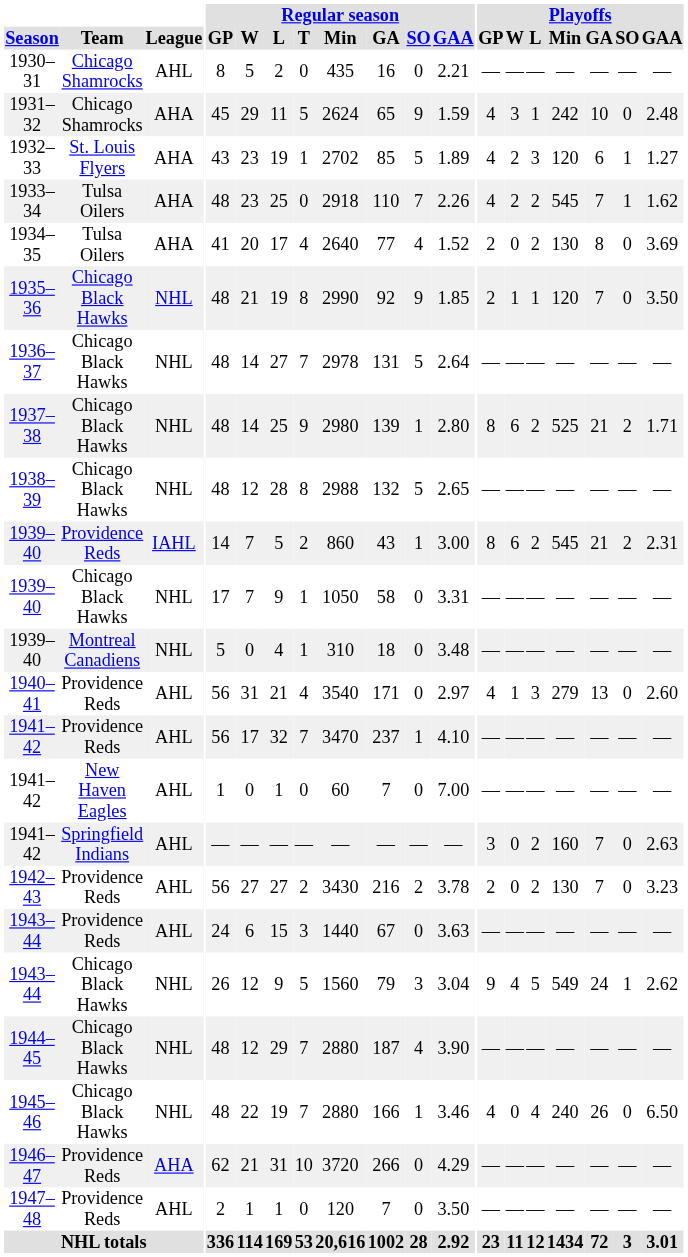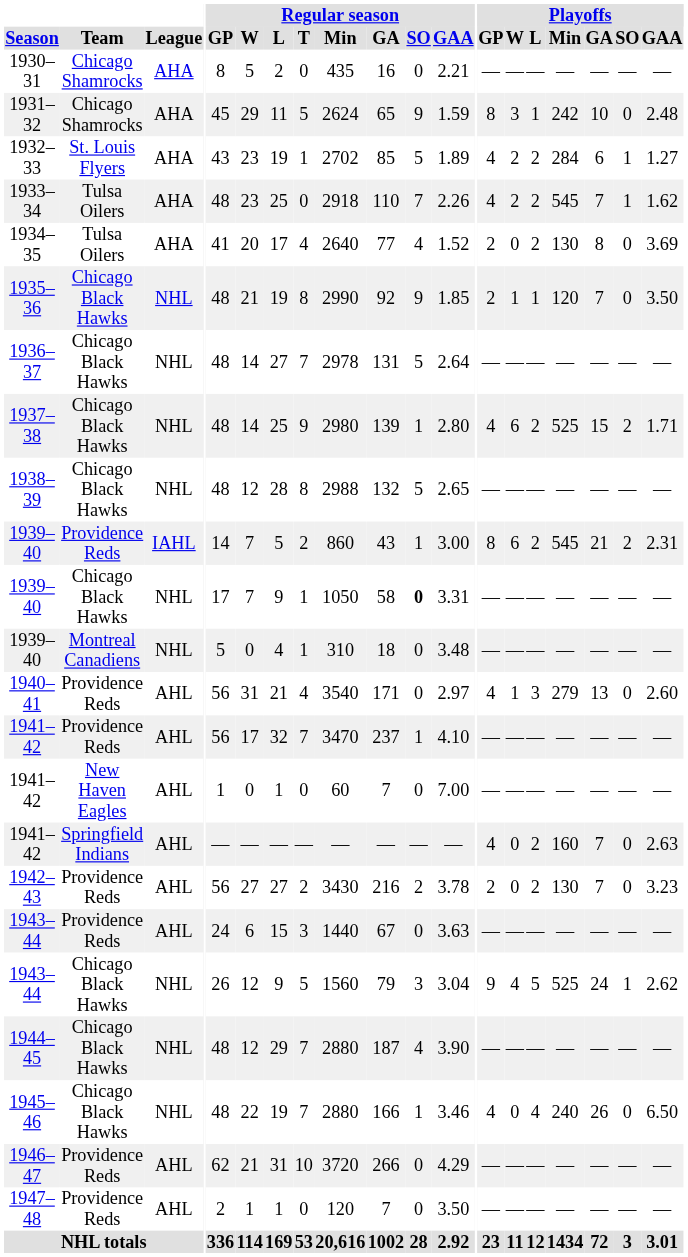(174, 71) AHL -> (174, 71) AHA
(491, 114) 4 -> (491, 114) 8
(535, 157) 3 -> (535, 157) 2
(565, 157) 120 -> (565, 157) 284
(491, 425) 8 -> (491, 425) 4
(599, 425) 21 -> (599, 425) 15
(419, 596) normal -> (419, 596) bold
(491, 844) 3 -> (491, 844) 4
(565, 984) 549 -> (565, 984) 525
(174, 1165) AHA -> (174, 1165) AHL
